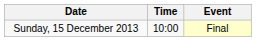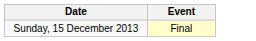- column: (166, 12)
